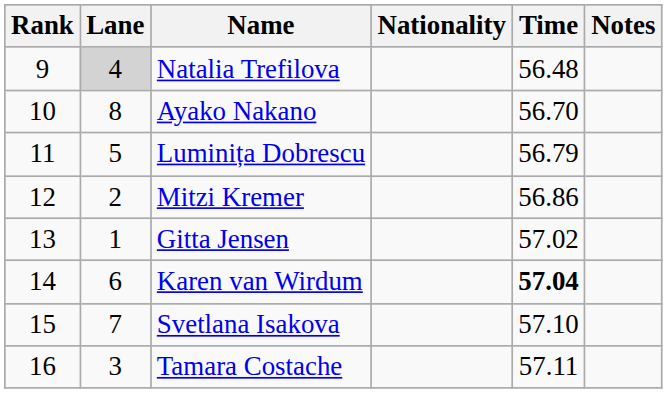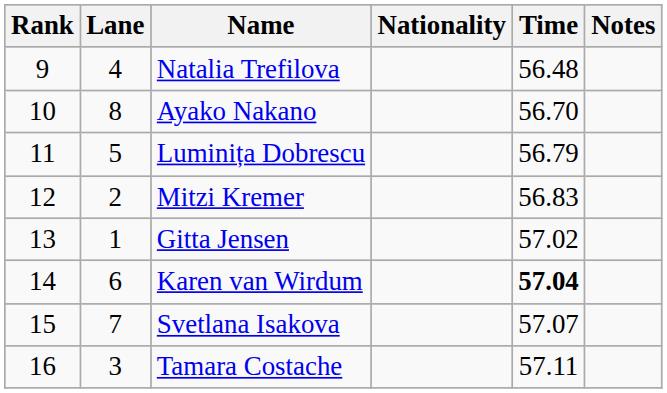(115, 68) lightgrey background -> (115, 68) no background
(549, 196) 56.86 -> (549, 196) 56.83
(549, 324) 57.10 -> (549, 324) 57.07
